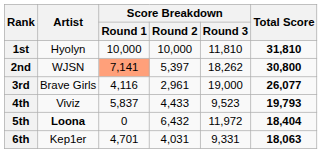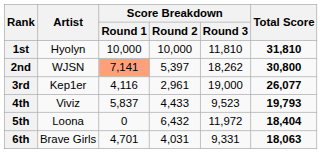(68, 85) Brave Girls -> (68, 85) Kep1er
(68, 121) bold -> (68, 121) normal
(68, 139) Kep1er -> (68, 139) Brave Girls
